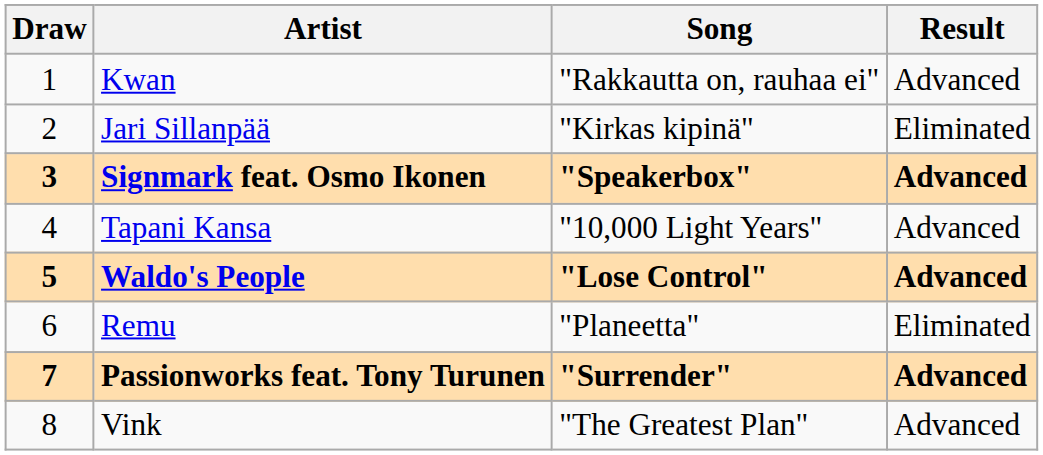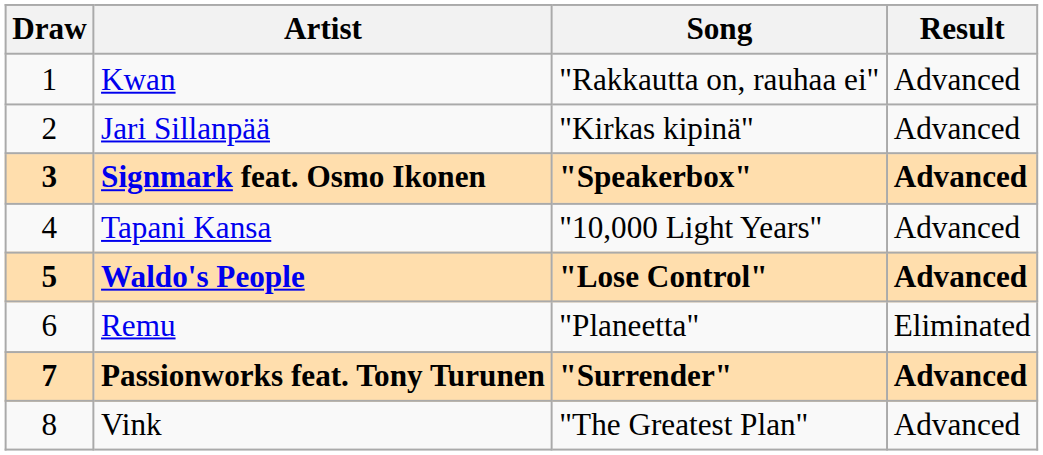(962, 128) Eliminated -> (957, 128) Advanced
